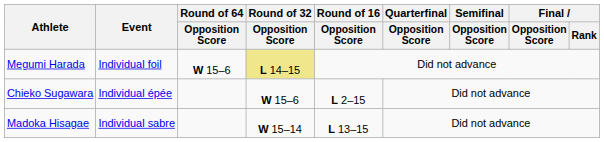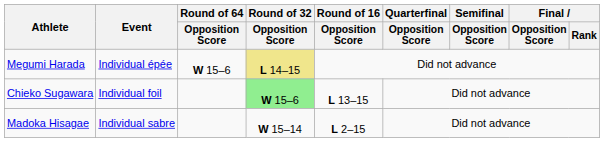(130, 65) Individual foil -> (135, 65) Individual épée
(135, 94) Individual épée -> (130, 94) Individual foil
(280, 100) no background -> (280, 100) lightgreen background
(348, 100) L 2–15 -> (348, 100) L 13–15
(348, 129) L 13–15 -> (348, 129) L 2–15
